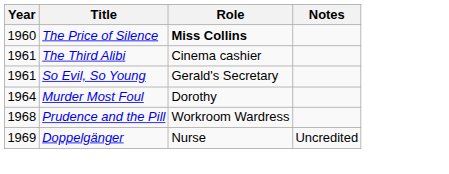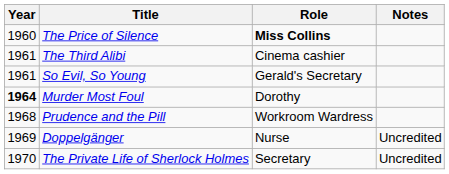(22, 96) normal -> (22, 96) bold
+ row: (146, 158)
